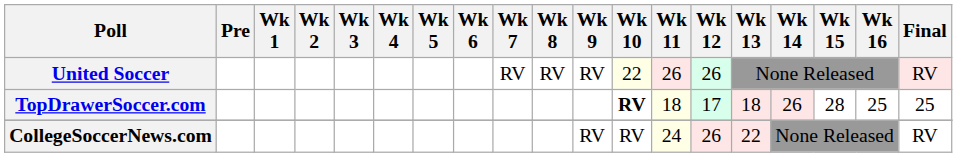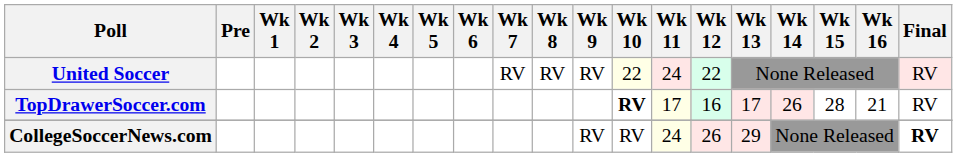(672, 73) 26 -> (672, 73) 24
(711, 73) 26 -> (711, 73) 22
(672, 104) 18 -> (672, 104) 17
(711, 104) 17 -> (711, 104) 16
(751, 104) 18 -> (751, 104) 17
(877, 104) 25 -> (877, 104) 21
(925, 104) 25 -> (925, 104) RV
(751, 135) 22 -> (751, 135) 29
(925, 135) normal -> (925, 135) bold
